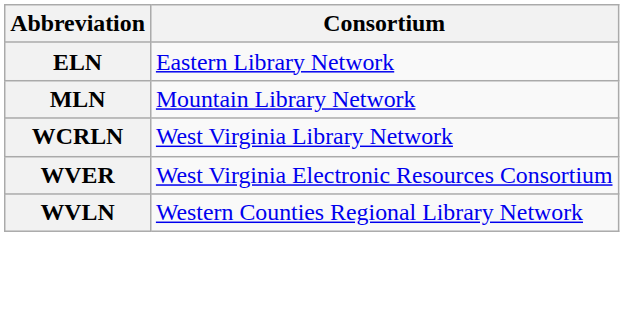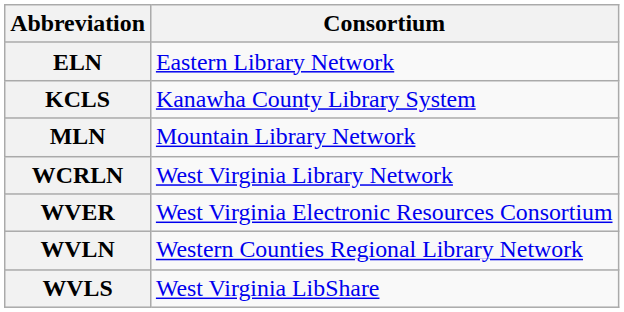+ row: (78, 99)
+ row: (78, 288)
